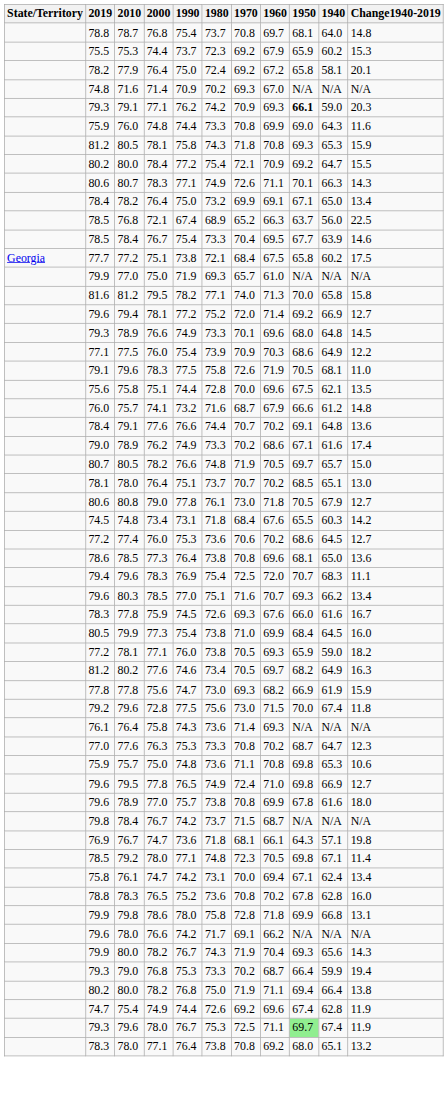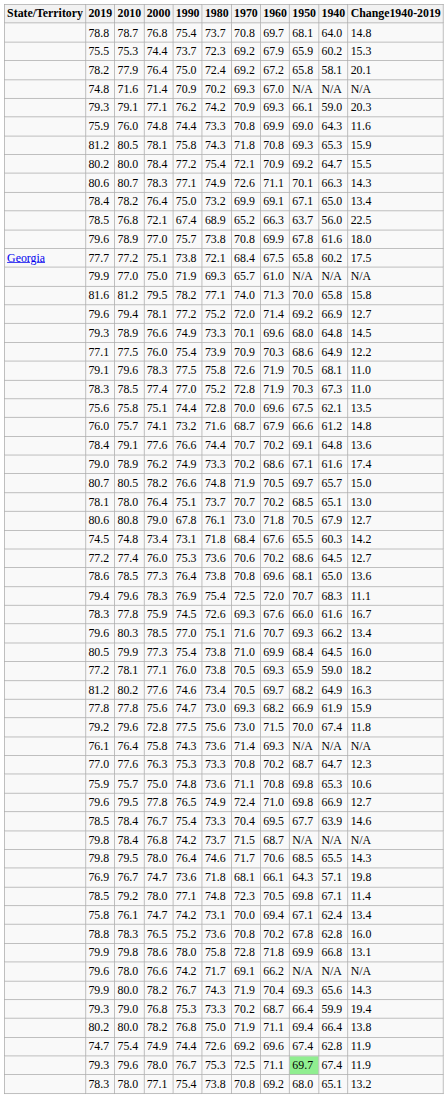(303, 107) bold -> (303, 107) normal
rows swapped: (99, 802) <-> (99, 239)
+ row: (99, 389)
(186, 502) 77.8 -> (186, 520) 67.8
rows swapped: (99, 614) <-> (99, 595)
(157, 821) 76.7 -> (157, 840) 76.8
+ row: (99, 858)
(186, 1046) 76.4 -> (186, 1084) 75.4
